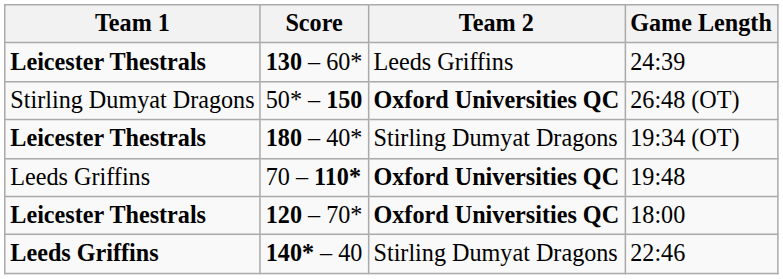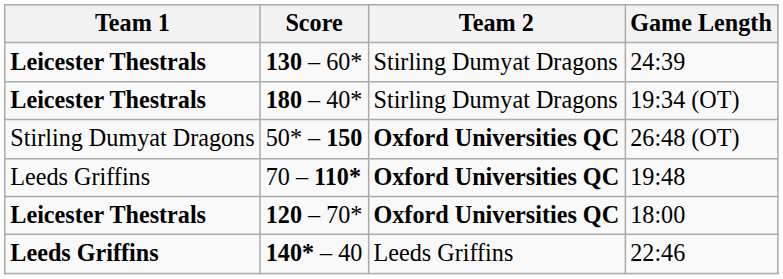(443, 61) Leeds Griffins -> (496, 61) Stirling Dumyat Dragons
rows swapped: (314, 100) <-> (314, 138)
(496, 253) Stirling Dumyat Dragons -> (443, 253) Leeds Griffins
